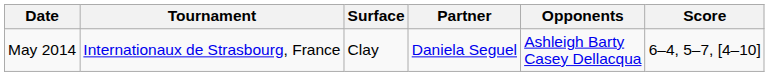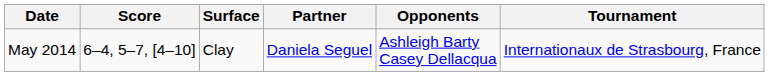columns swapped: (212, 16) <-> (705, 16)
